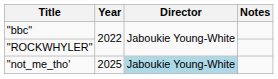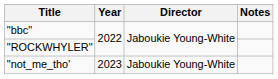(110, 64) 2025 -> (110, 64) 2023
(181, 64) lightblue background -> (181, 64) no background
